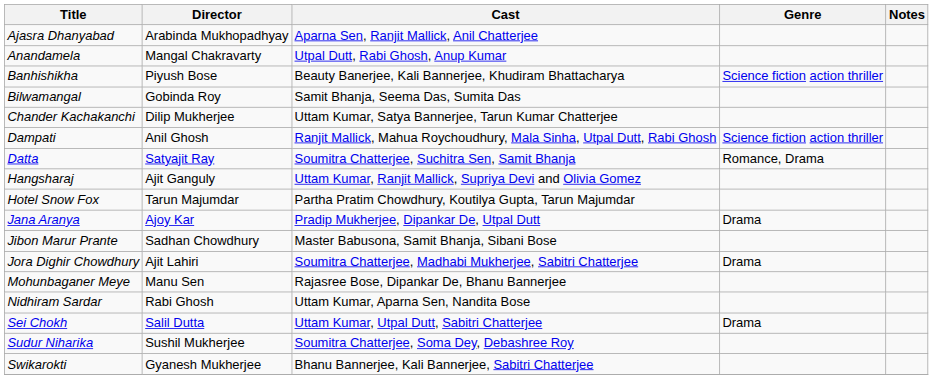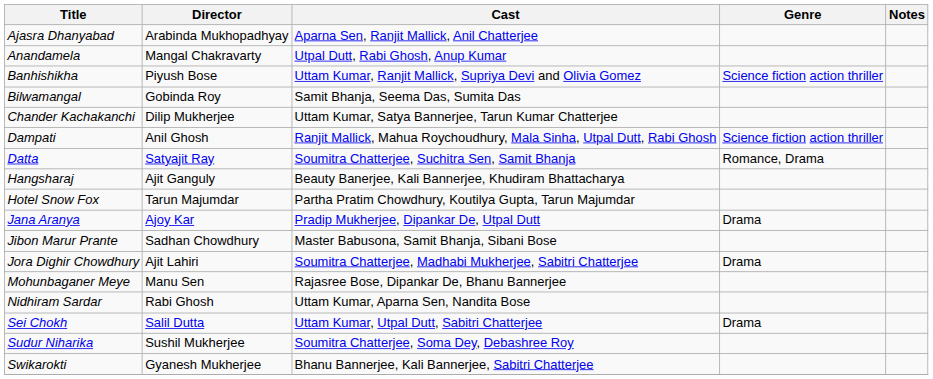(460, 76) Beauty Banerjee, Kali Bannerjee, Khudiram Bhattacharya -> (468, 76) Uttam Kumar, Ranjit Mallick, Supriya Devi and Olivia Gomez
(468, 179) Uttam Kumar, Ranjit Mallick, Supriya Devi and Olivia Gomez -> (460, 179) Beauty Banerjee, Kali Bannerjee, Khudiram Bhattacharya
